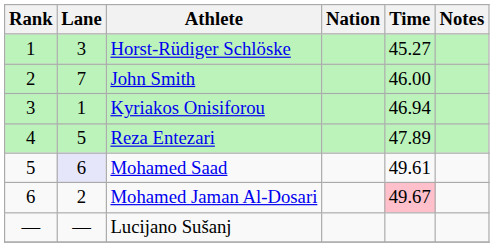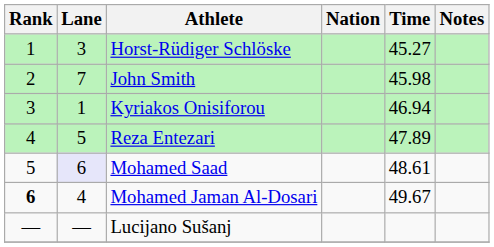(410, 78) 46.00 -> (410, 78) 45.98
(410, 167) 49.61 -> (410, 167) 48.61
(31, 197) normal -> (31, 197) bold
(82, 197) 2 -> (82, 197) 4
(410, 197) pink background -> (410, 197) no background
